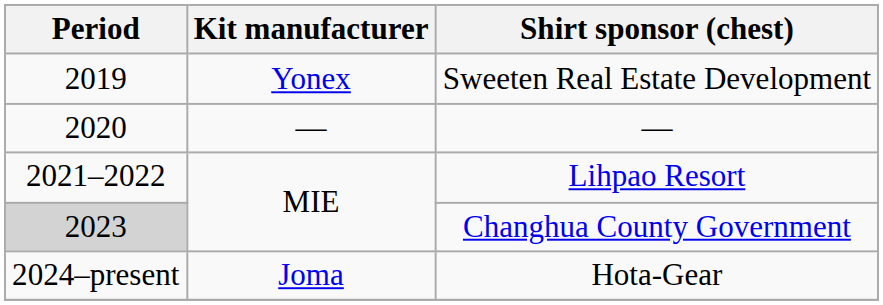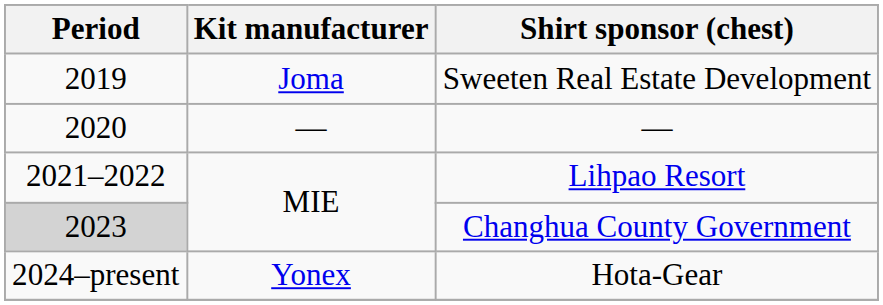(311, 78) Yonex -> (311, 78) Joma
(311, 275) Joma -> (311, 275) Yonex
